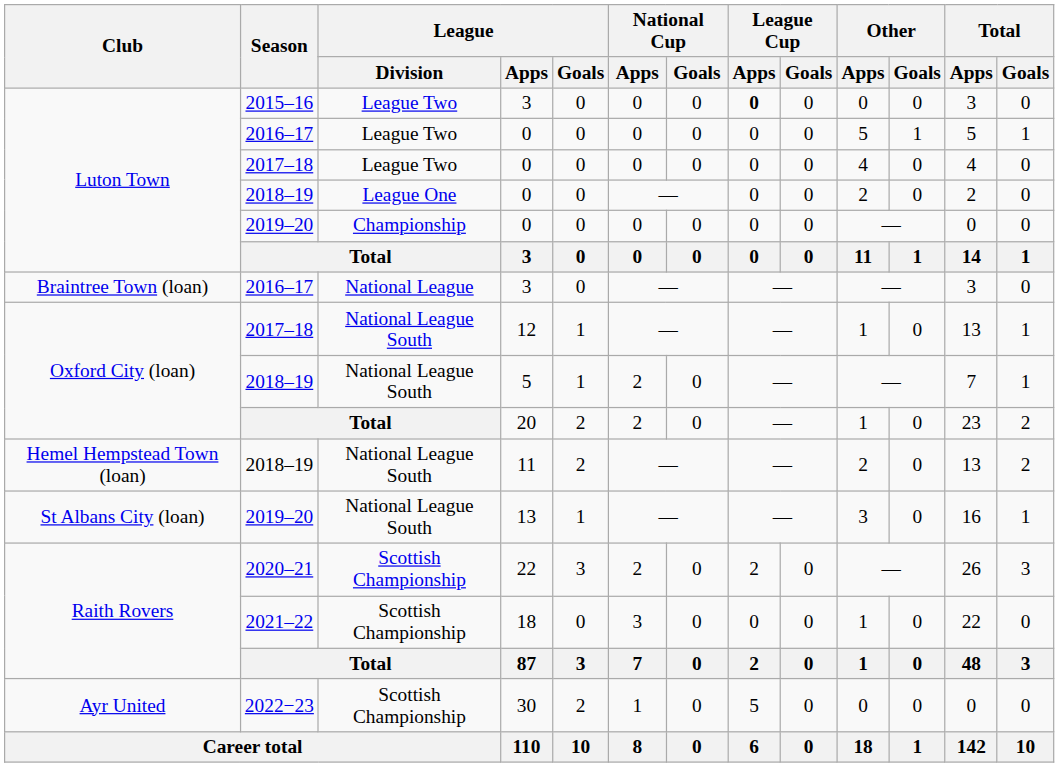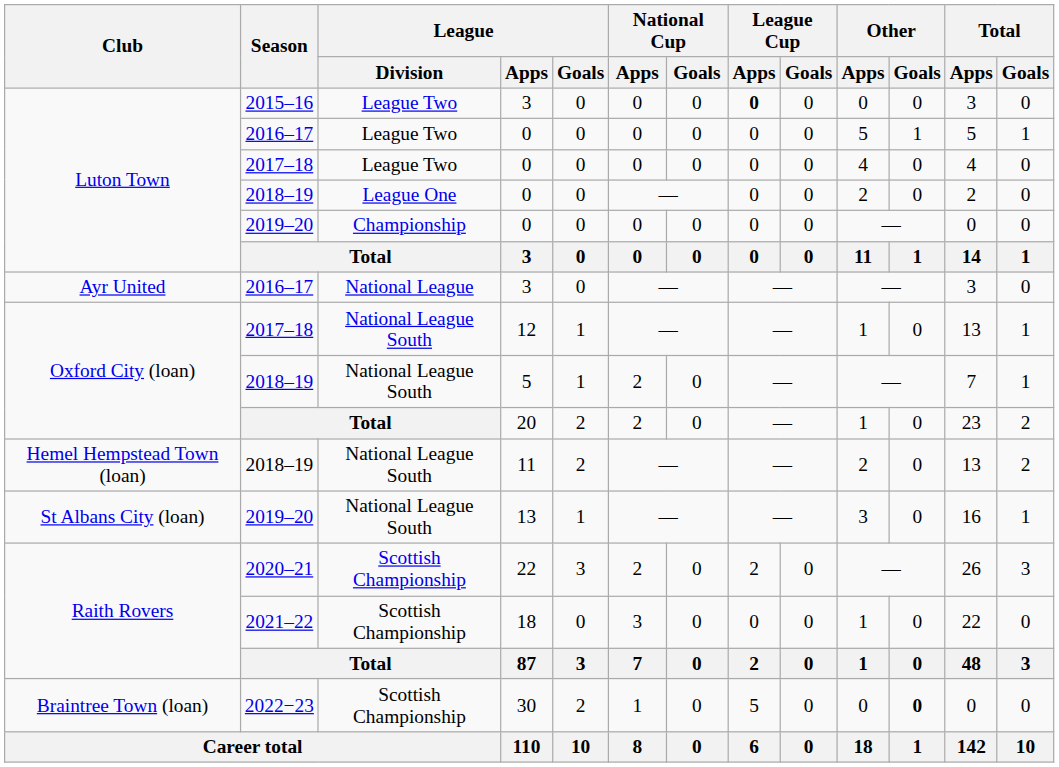(123, 287) Braintree Town (loan) -> (123, 287) Ayr United
(123, 705) Ayr United -> (123, 705) Braintree Town (loan)
(917, 705) normal -> (917, 705) bold
